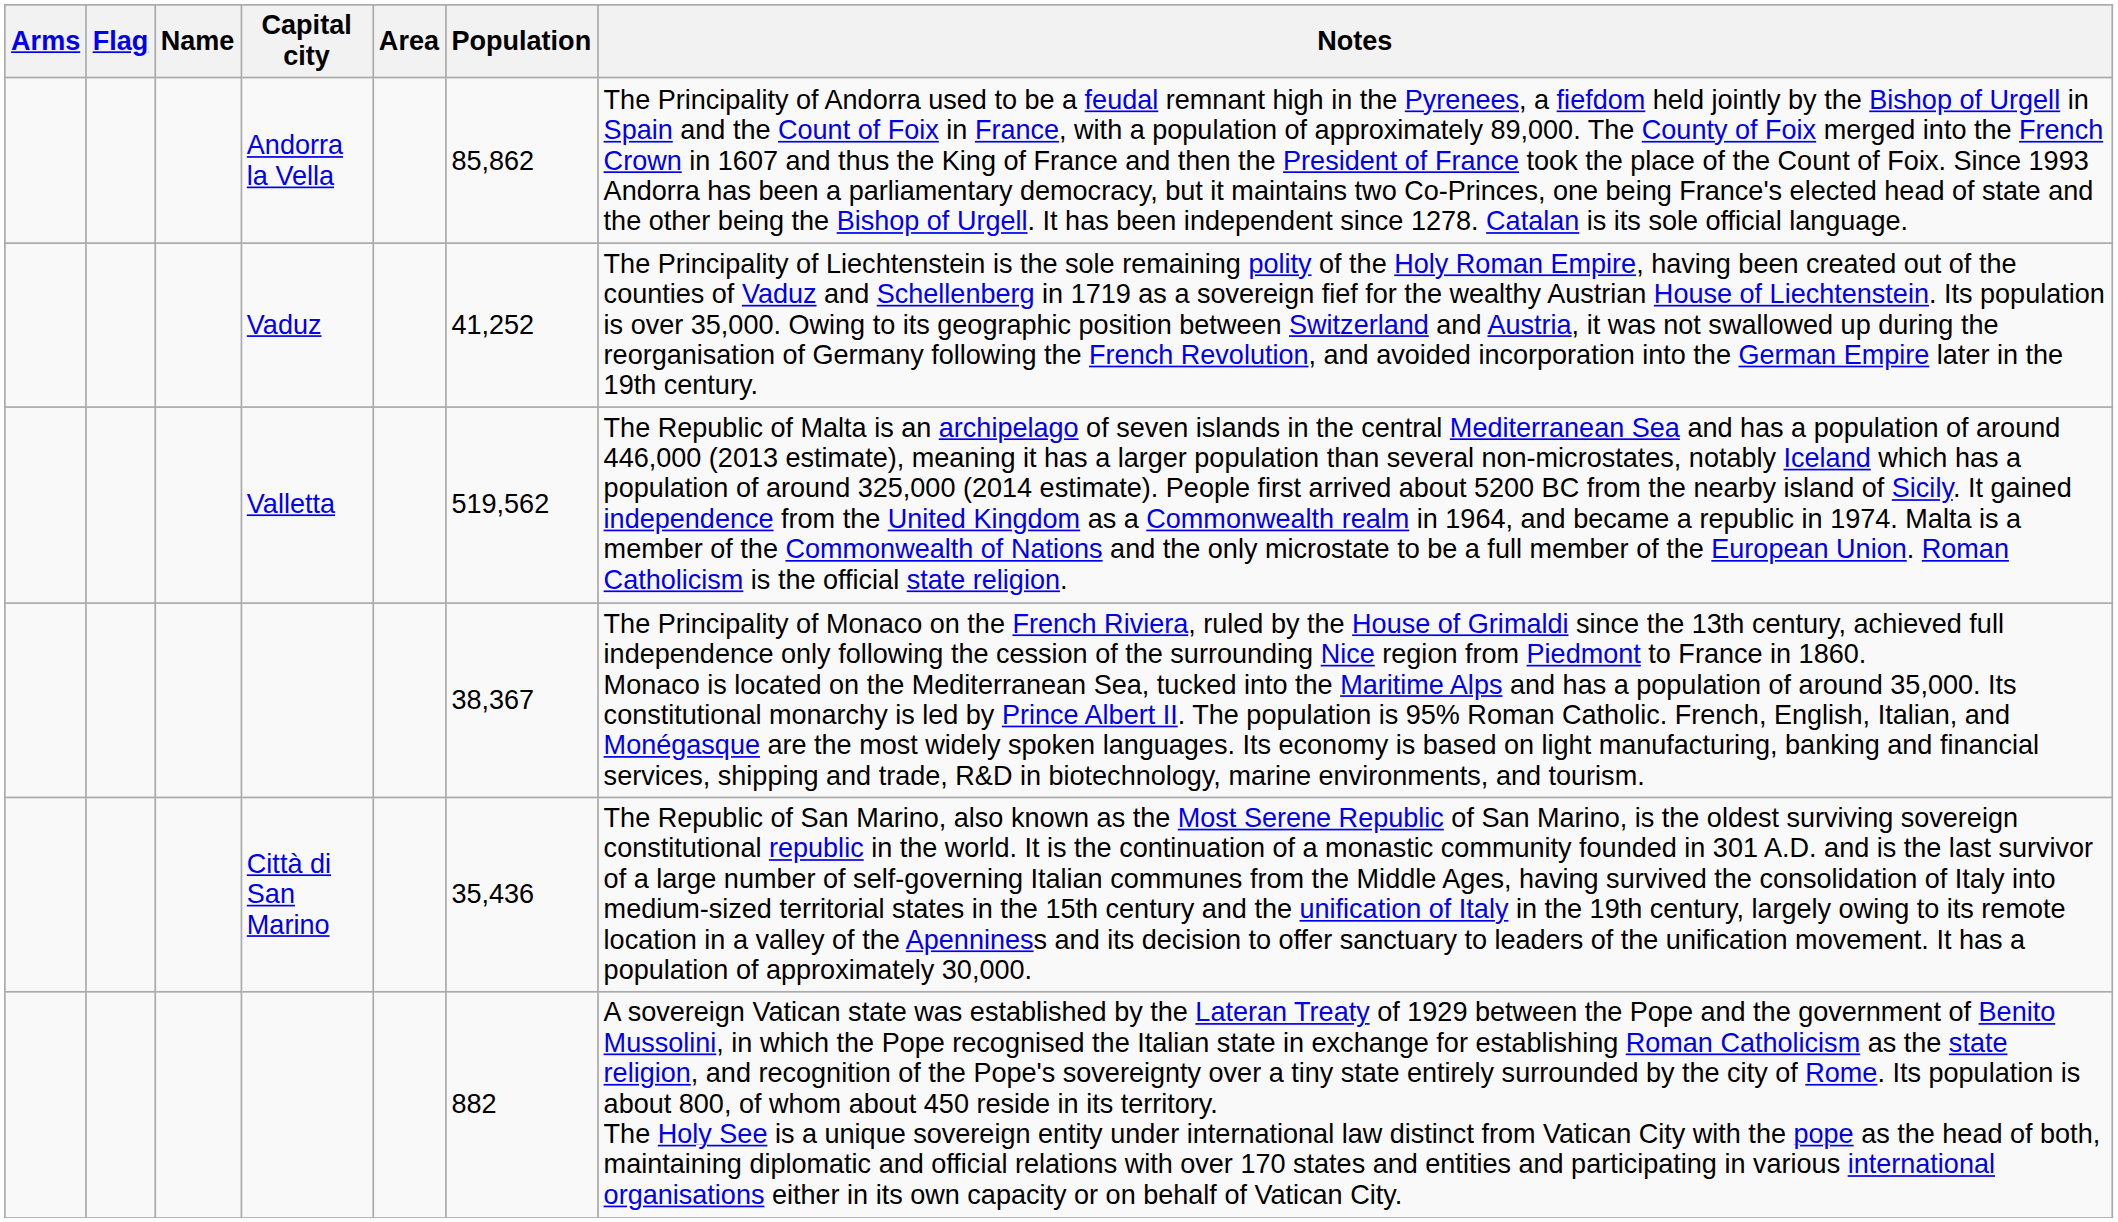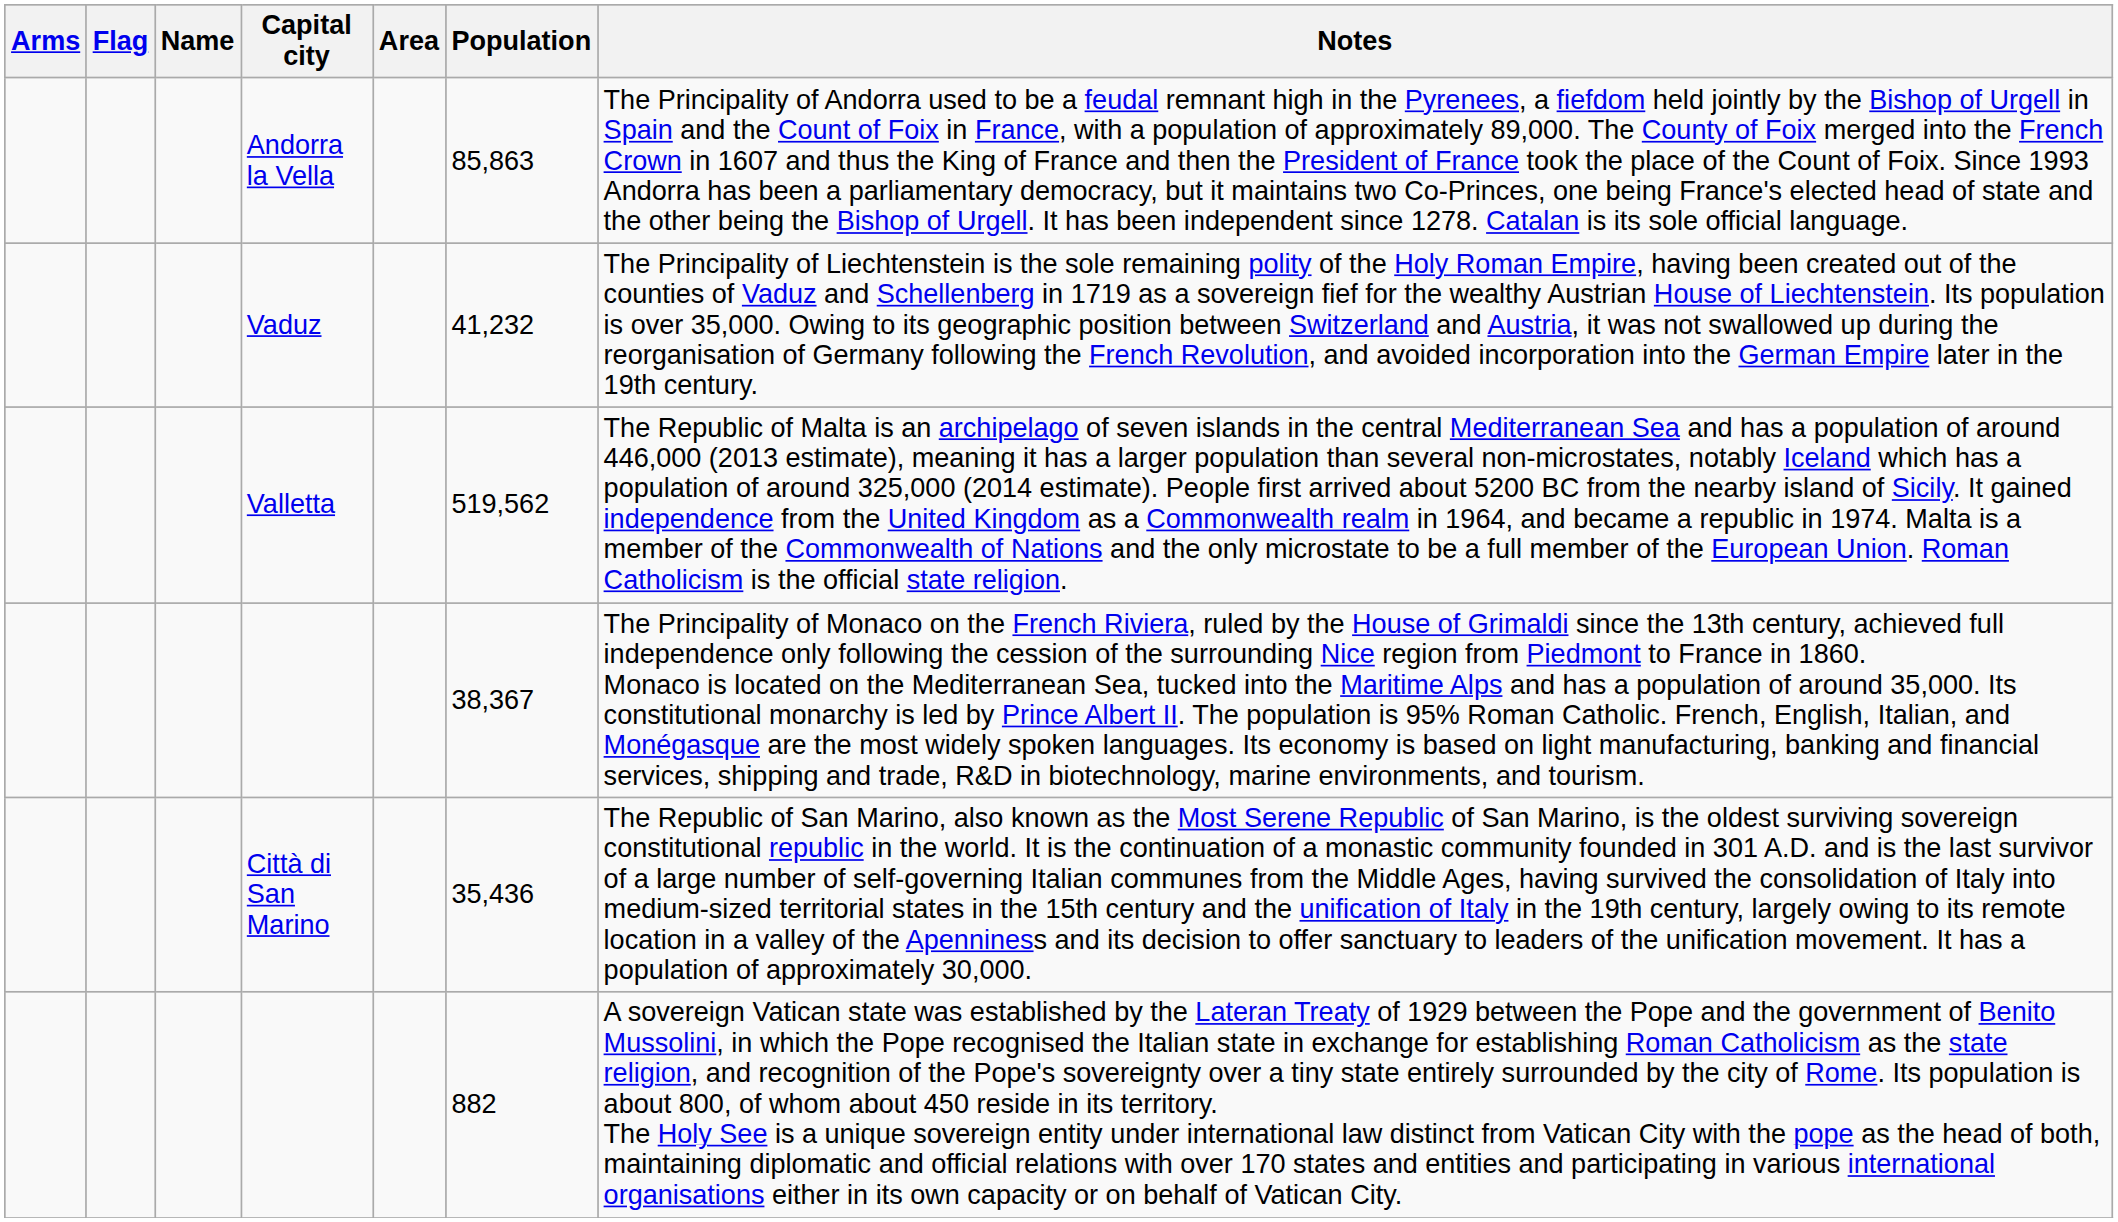(493, 160) 85,862 -> (493, 160) 85,863
(493, 324) 41,252 -> (493, 324) 41,232
